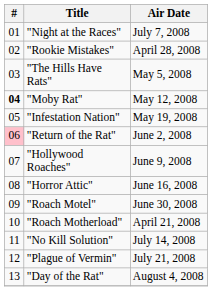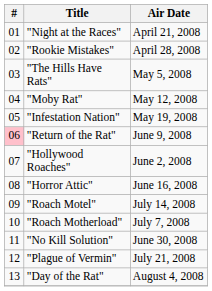(161, 31) July 7, 2008 -> (167, 31) April 21, 2008
(14, 99) bold -> (14, 99) normal
(162, 136) June 2, 2008 -> (162, 136) June 9, 2008
(162, 160) June 9, 2008 -> (162, 160) June 2, 2008
(165, 203) June 30, 2008 -> (164, 203) July 14, 2008
(167, 222) April 21, 2008 -> (161, 222) July 7, 2008
(164, 240) July 14, 2008 -> (165, 240) June 30, 2008
